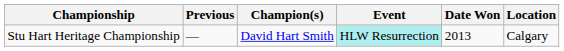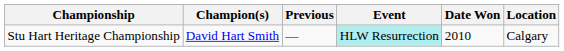columns swapped: (287, 14) <-> (210, 14)
(458, 35) 2013 -> (458, 35) 2010
